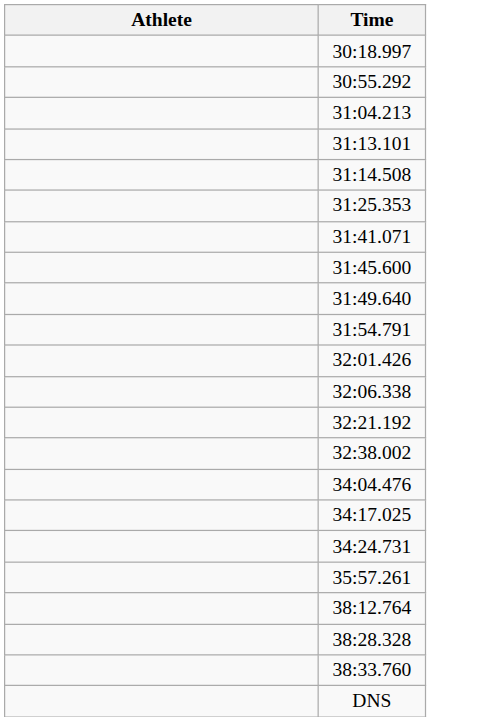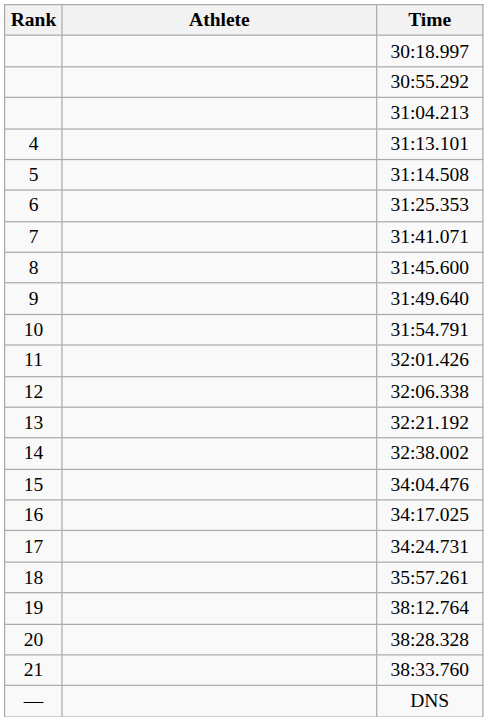+ column: (33, 19)
